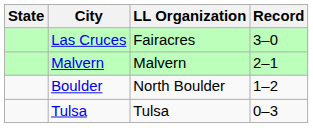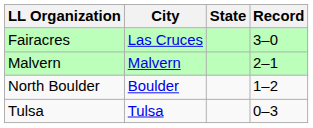columns swapped: (26, 16) <-> (190, 16)
